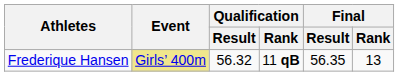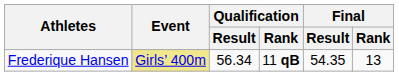(234, 61) 56.32 -> (234, 61) 56.34
(328, 61) 56.35 -> (328, 61) 54.35
